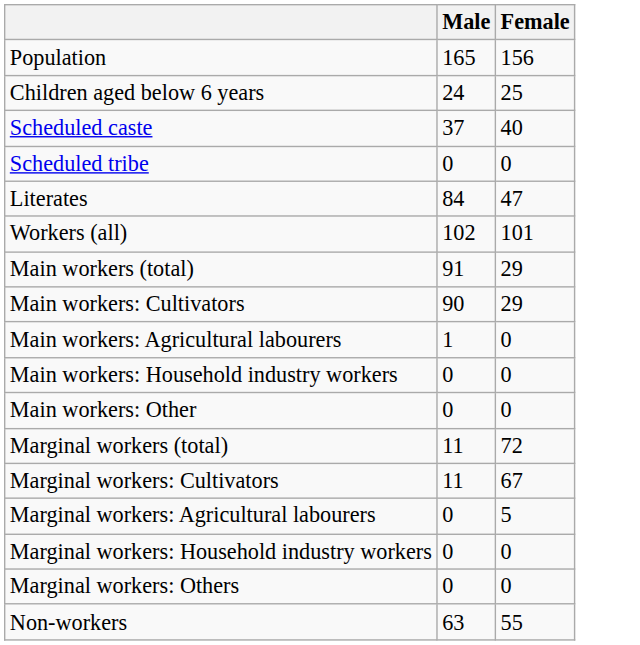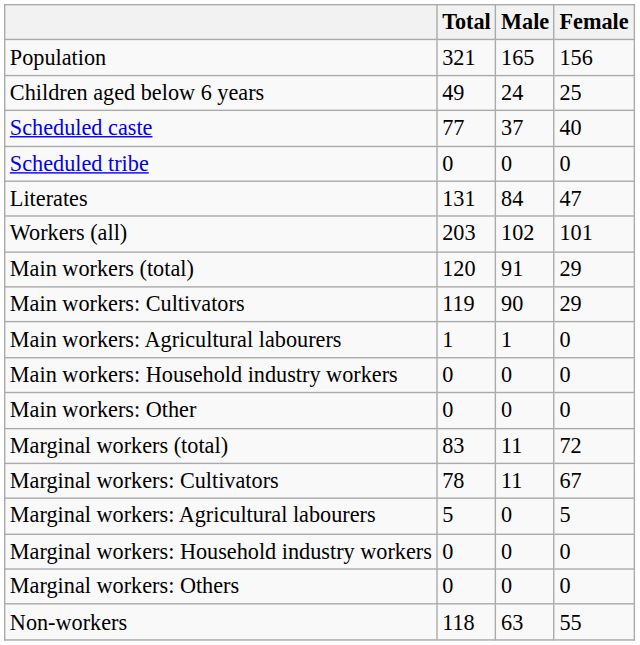+ column: (466, 22)
